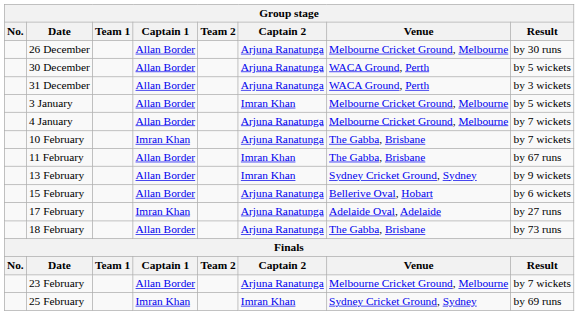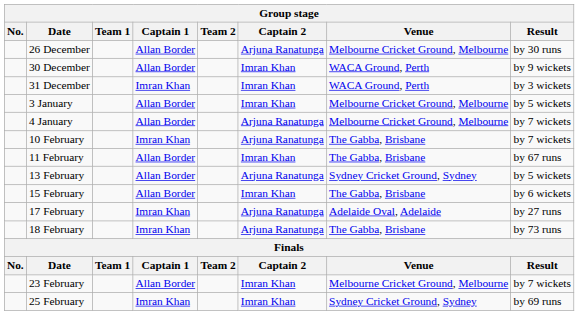(282, 67) Arjuna Ranatunga -> (268, 67) Imran Khan
(542, 67) by 5 wickets -> (542, 67) by 9 wickets
(165, 85) Allan Border -> (163, 85) Imran Khan
(282, 85) Arjuna Ranatunga -> (268, 85) Imran Khan
(268, 175) Imran Khan -> (282, 175) Arjuna Ranatunga
(542, 175) by 9 wickets -> (542, 175) by 5 wickets
(282, 193) Arjuna Ranatunga -> (268, 193) Imran Khan
(381, 193) Bellerive Oval, Hobart -> (377, 193) The Gabba, Brisbane
(165, 229) Allan Border -> (163, 229) Imran Khan
(282, 283) Arjuna Ranatunga -> (268, 283) Imran Khan
